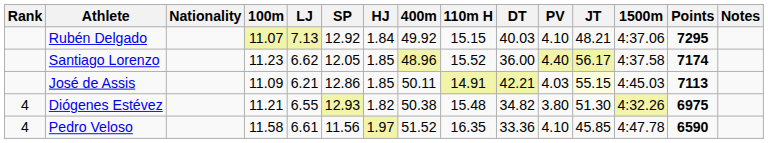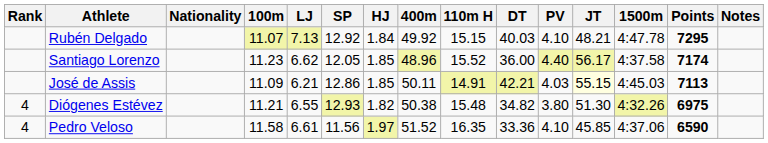(641, 38) 4:37.06 -> (641, 38) 4:47.78
(641, 128) 4:47.78 -> (641, 128) 4:37.06
